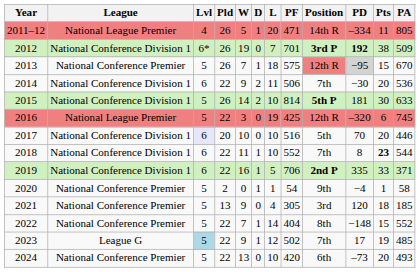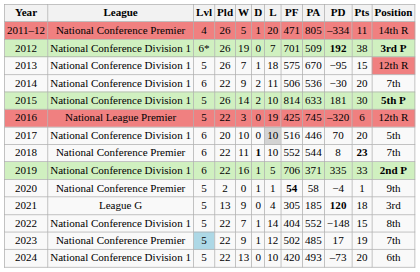columns swapped: (404, 13) <-> (324, 13)
(121, 30) National League Premier -> (121, 30) National Conference Premier
(121, 65) National Conference Premier -> (121, 65) National Conference Division 1
(360, 65) lightgrey background -> (338, 65) no background
(204, 135) lavender background -> (204, 135) no background
(273, 135) no background -> (273, 135) lightgrey background
(121, 153) National Conference Division 1 -> (121, 153) National Conference Premier
(258, 153) normal -> (258, 153) bold
(292, 188) normal -> (292, 188) bold
(121, 205) National Conference Premier -> (121, 205) League G
(360, 205) normal -> (338, 205) bold
(121, 223) National Conference Premier -> (121, 223) National Conference Division 1
(121, 240) League G -> (121, 240) National Conference Premier
(121, 258) National Conference Premier -> (121, 258) National Conference Division 1
